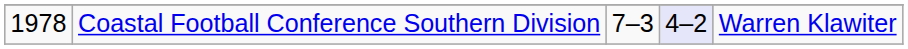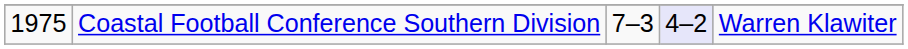(39, 24) 1978 -> (39, 24) 1975
